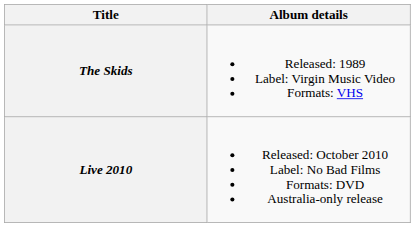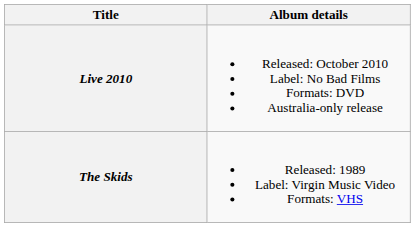rows swapped: (106, 70) <-> (106, 169)
